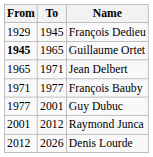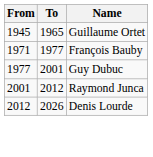- row: (107, 32)
(19, 50) bold -> (19, 32) normal
- row: (98, 69)
